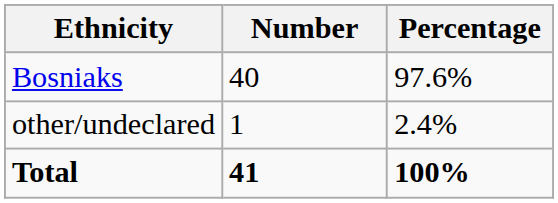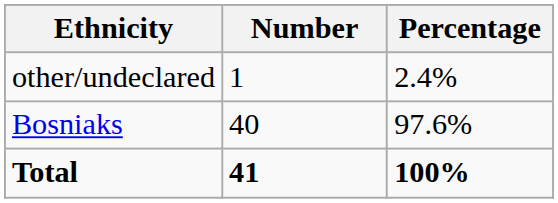rows swapped: (67, 76) <-> (114, 124)
